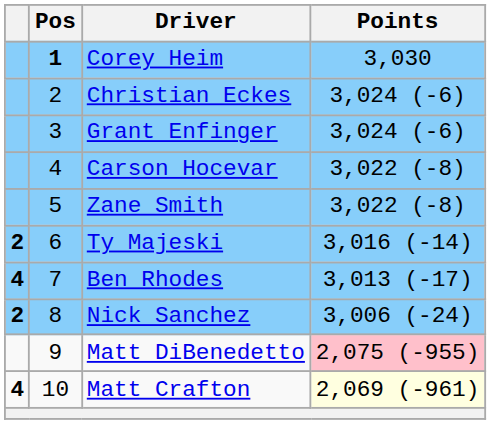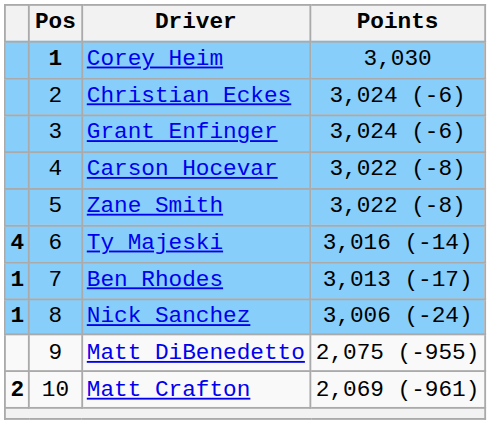(17, 244) 2 -> (17, 244) 4
(17, 280) 4 -> (17, 280) 1
(17, 317) 2 -> (17, 317) 1
(398, 354) pink background -> (398, 354) no background
(17, 390) 4 -> (17, 390) 2
(398, 390) lightyellow background -> (398, 390) no background
